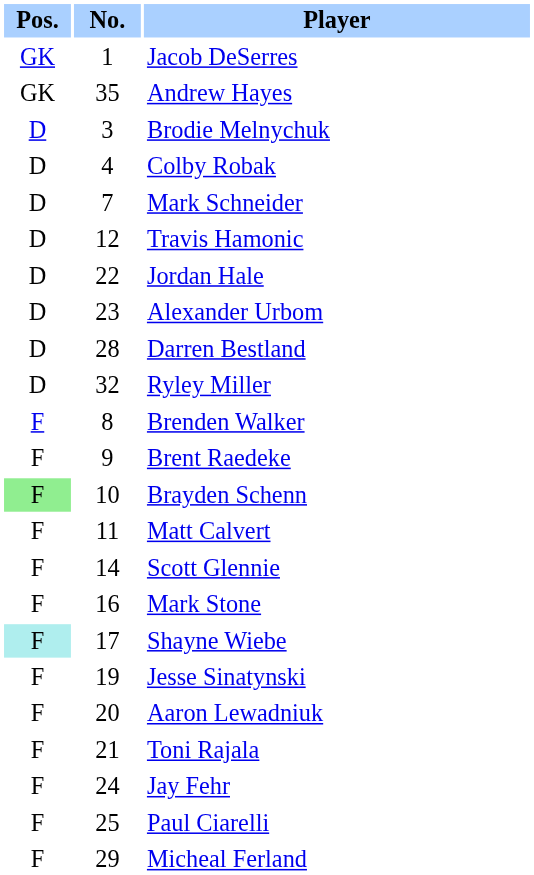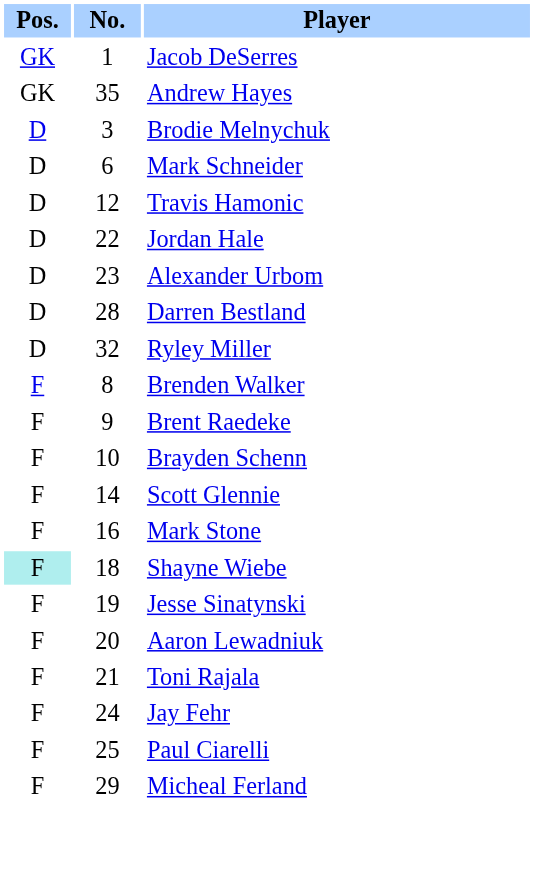- row: (211, 166)
(107, 202) 7 -> (107, 166) 6
(37, 494) lightgreen background -> (37, 458) no background
- row: (209, 531)
(107, 640) 17 -> (107, 567) 18
